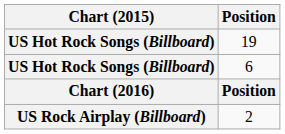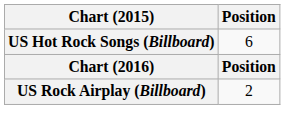- row: (249, 41)
